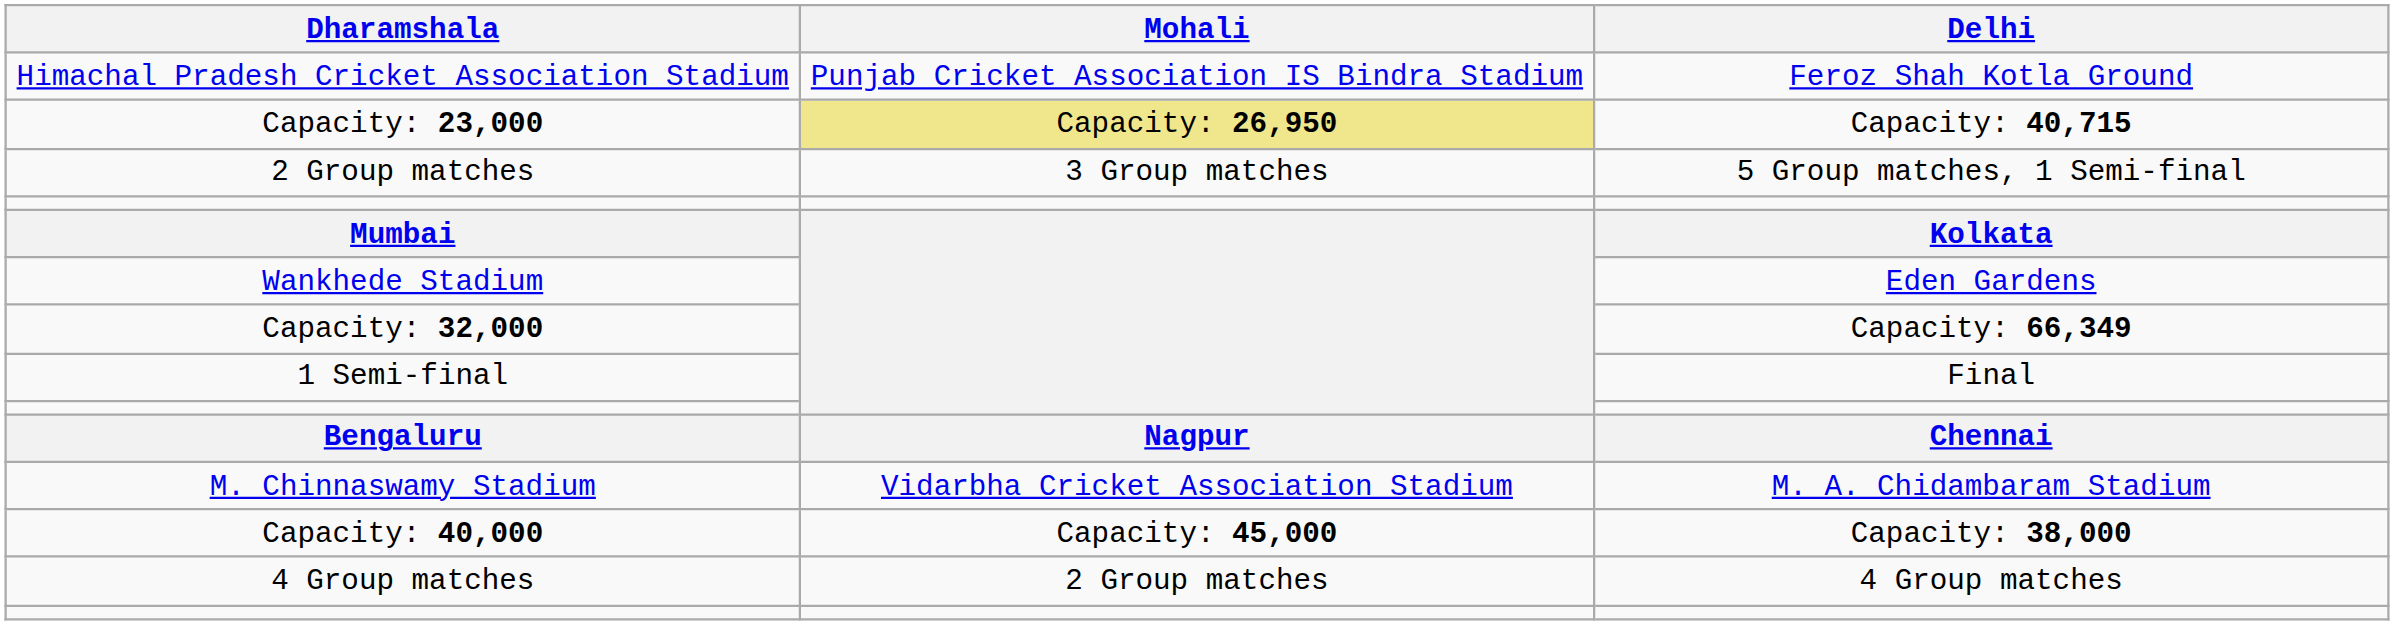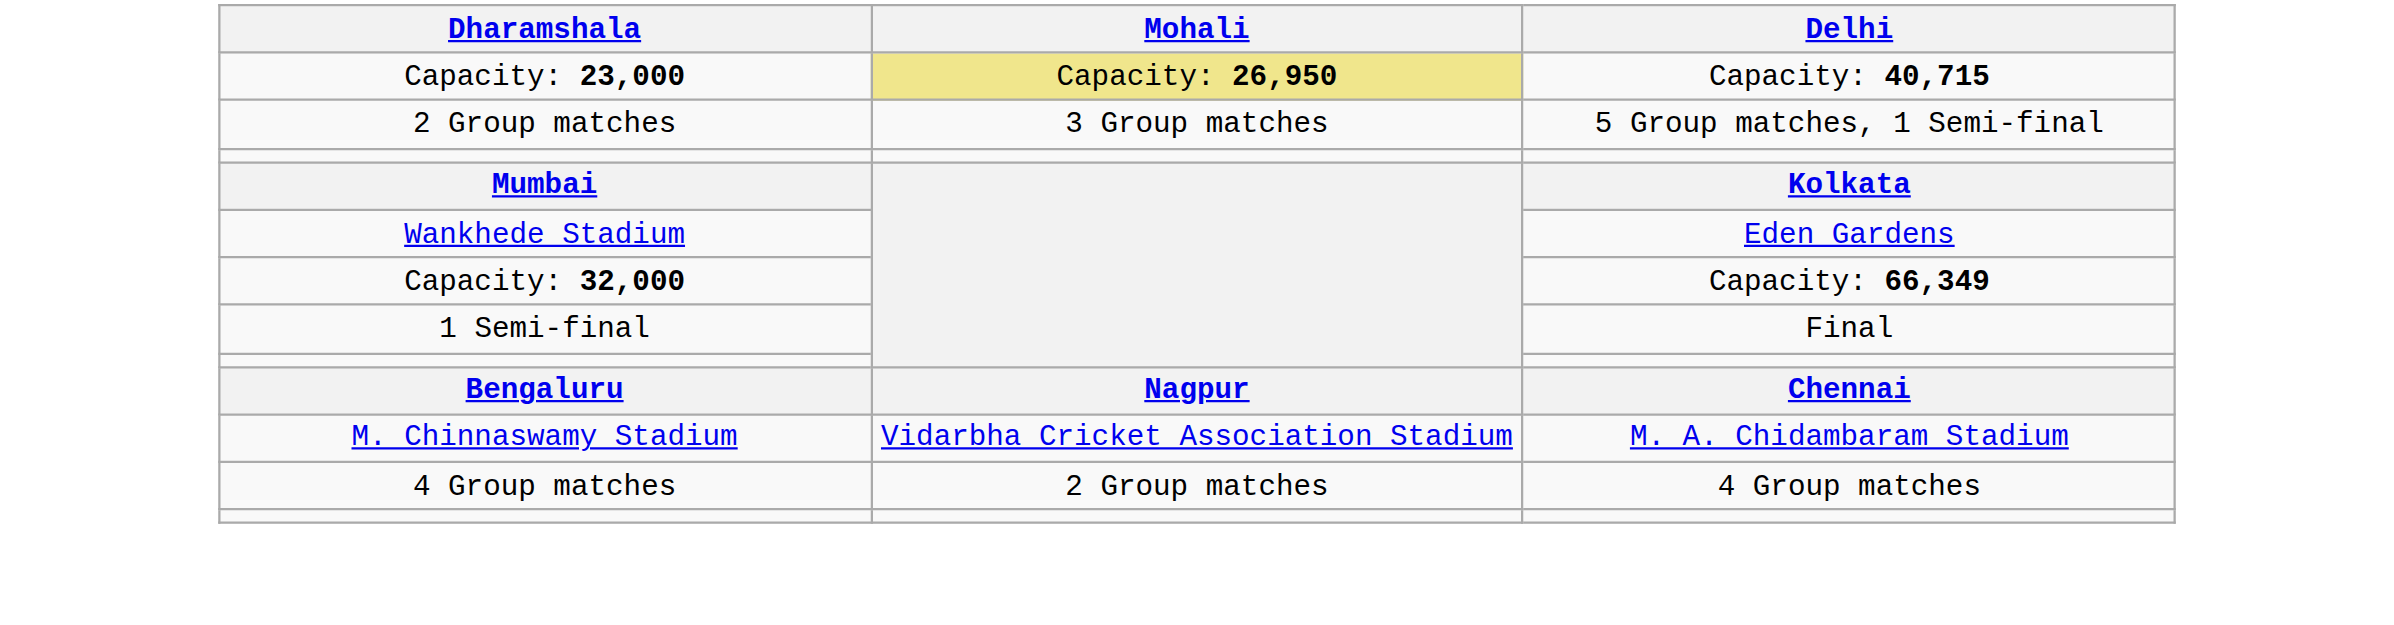- row: (403, 77)
- row: (403, 534)
